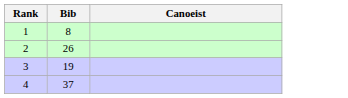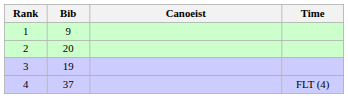+ column: (313, 13)
(68, 31) 8 -> (68, 31) 9
(68, 49) 26 -> (68, 49) 20
